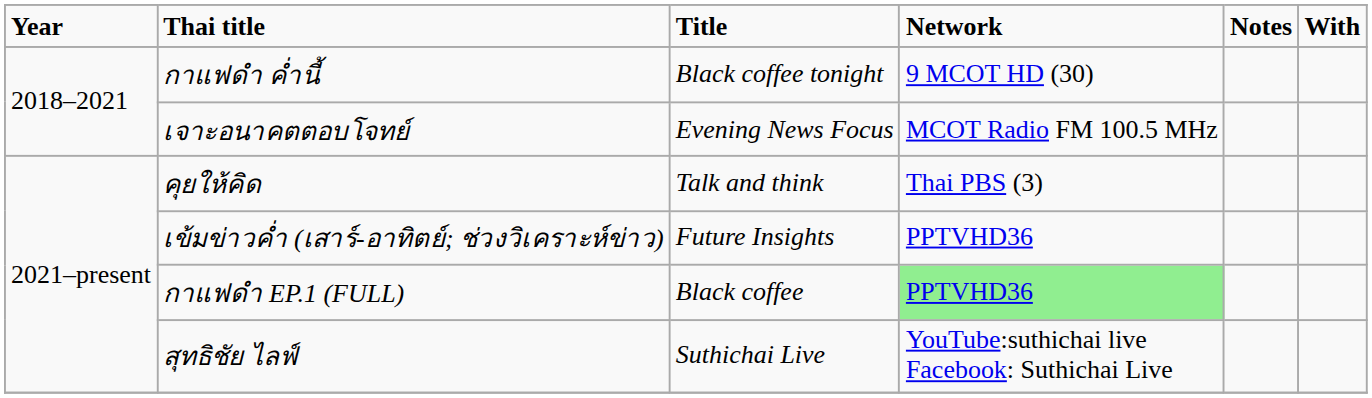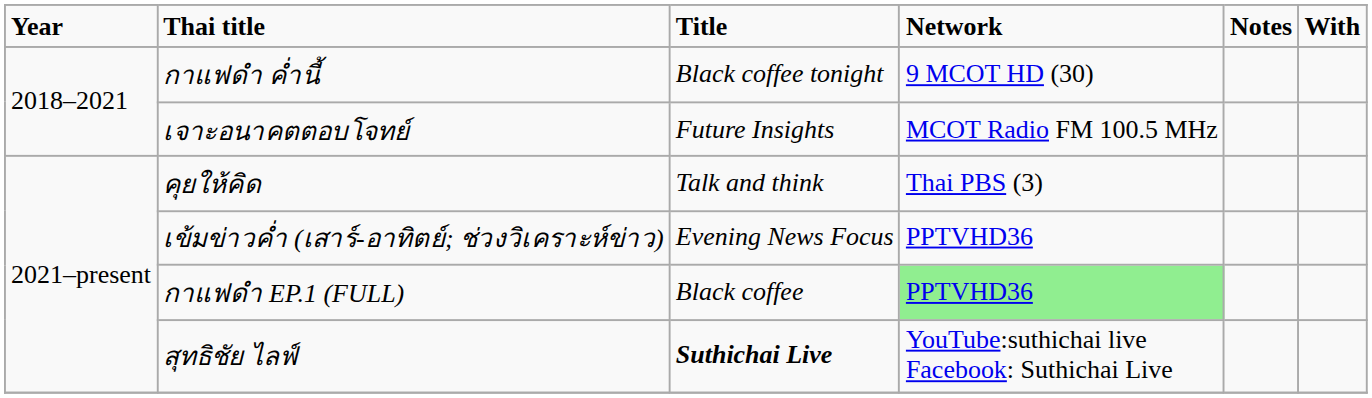(785, 128) Evening News Focus -> (755, 128) Future Insights
(755, 237) Future Insights -> (785, 237) Evening News Focus
(750, 355) normal -> (754, 355) bold
